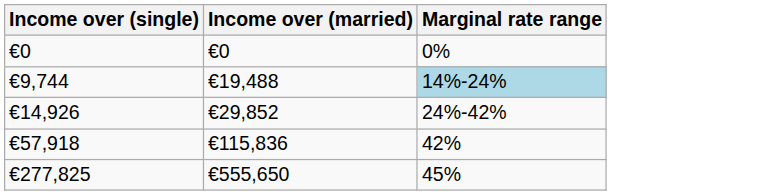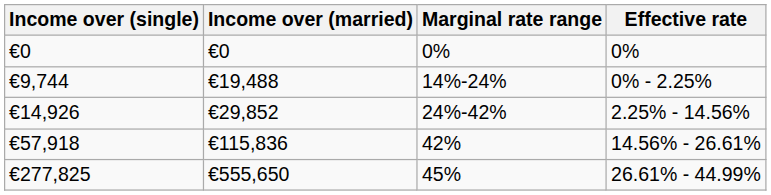+ column: (686, 19)
(464, 81) lightblue background -> (464, 81) no background
